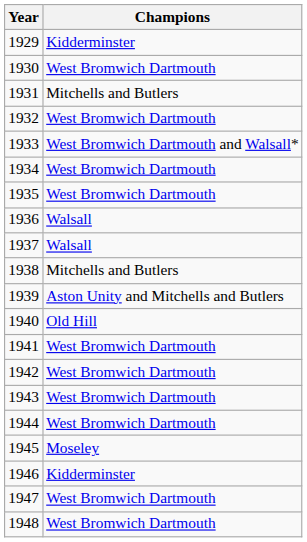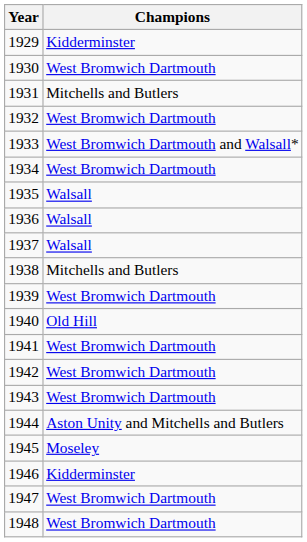(131, 194) West Bromwich Dartmouth -> (69, 194) Walsall
(165, 295) Aston Unity and Mitchells and Butlers -> (131, 295) West Bromwich Dartmouth
(131, 422) West Bromwich Dartmouth -> (165, 422) Aston Unity and Mitchells and Butlers
